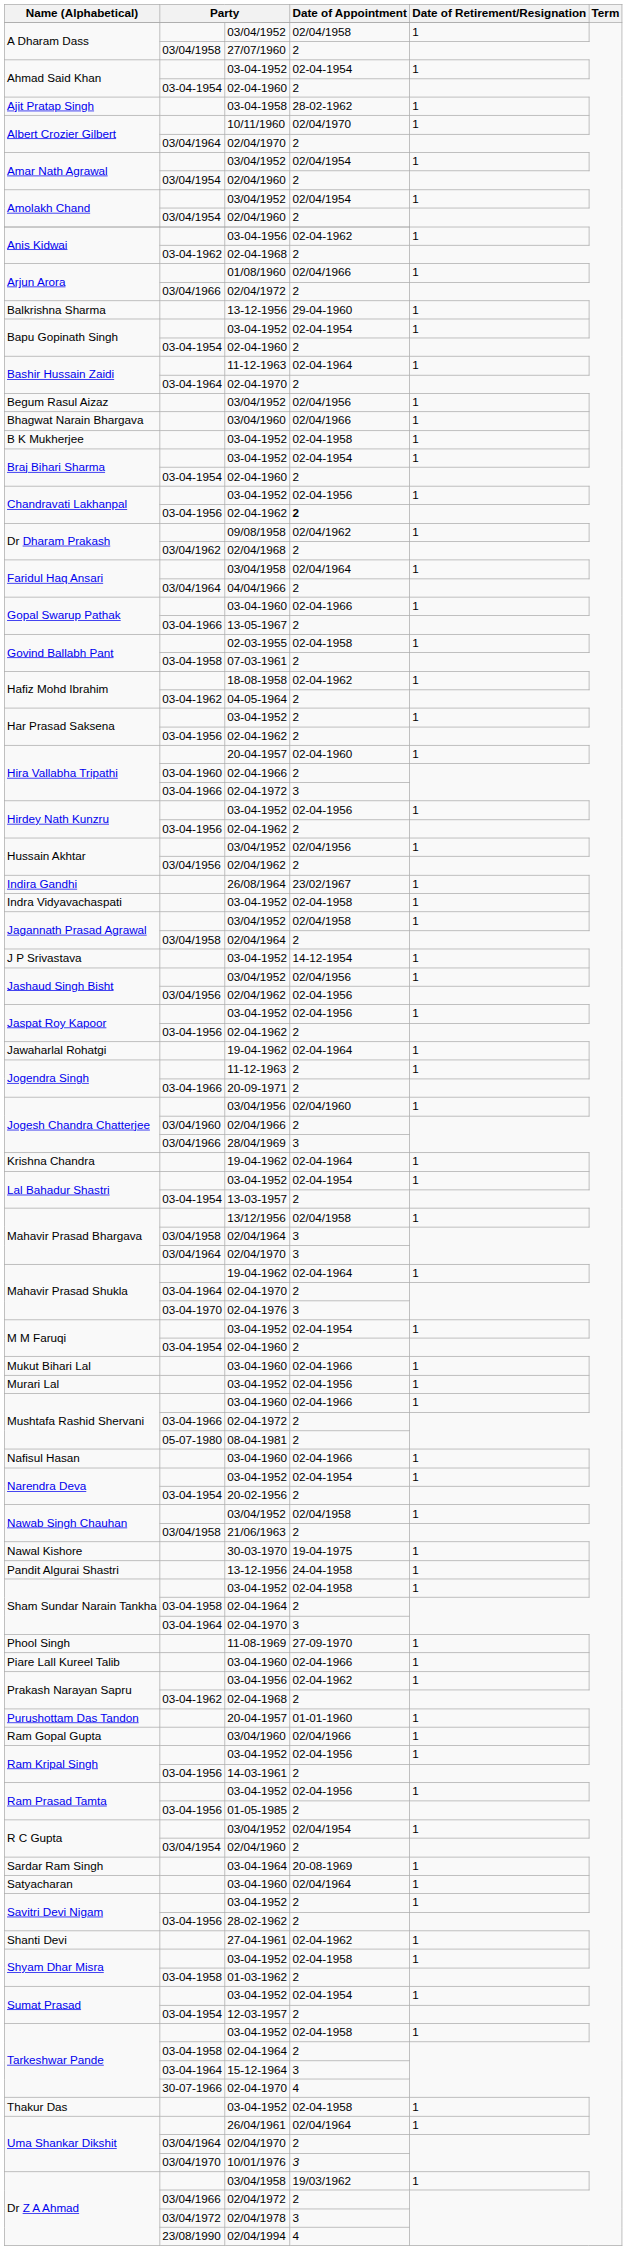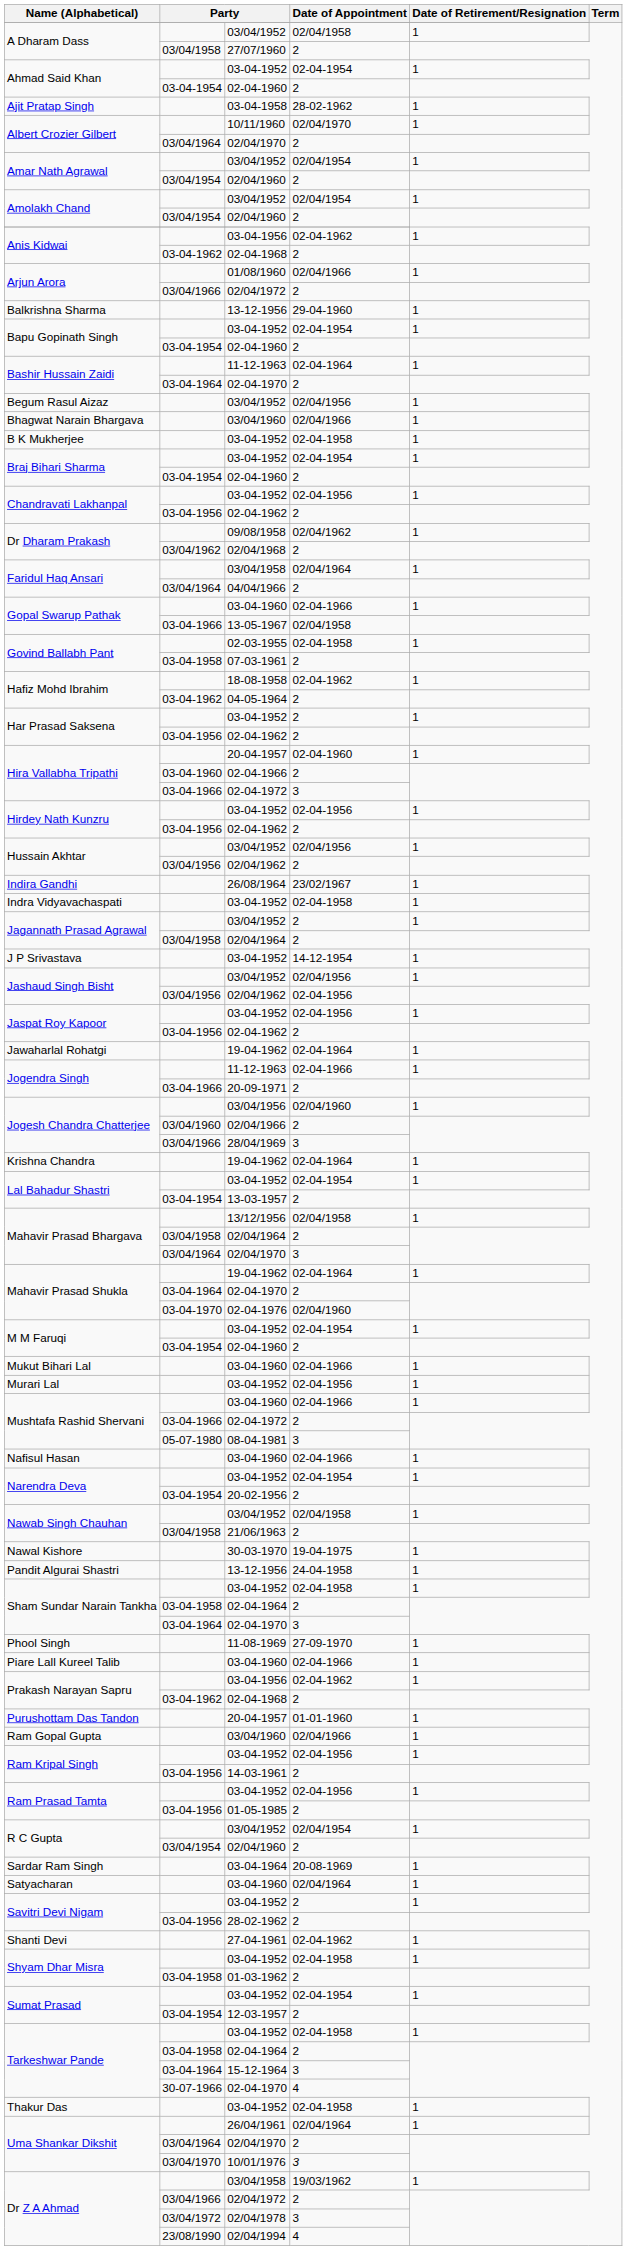(296, 513) bold -> (296, 513) normal
(296, 625) 2 -> (322, 625) 02/04/1958
(322, 921) 02/04/1958 -> (296, 921) 2
(296, 1069) 2 -> (322, 1069) 02-04-1966
(296, 1236) 3 -> (296, 1236) 2
(296, 1310) 3 -> (322, 1310) 02/04/1960
(296, 1440) 2 -> (296, 1440) 3
